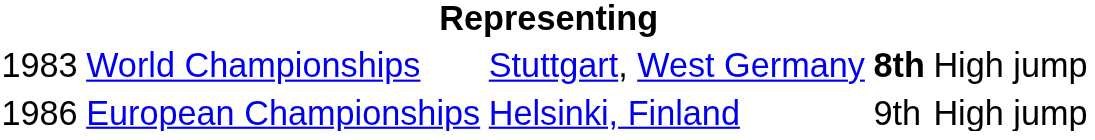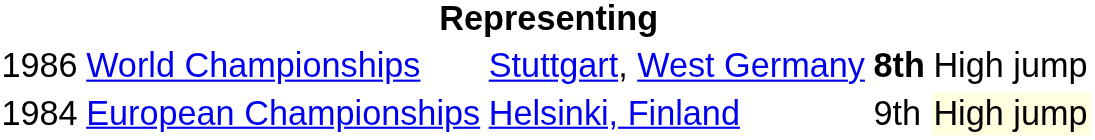(40, 66) 1983 -> (40, 66) 1986
(40, 113) 1986 -> (40, 113) 1984
(1010, 113) no background -> (1010, 113) lightyellow background
